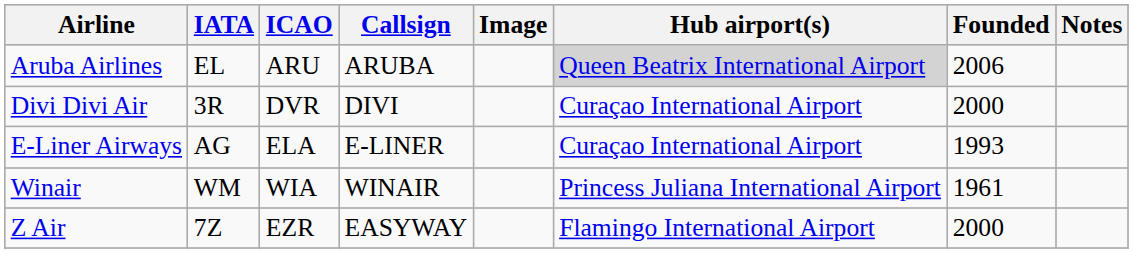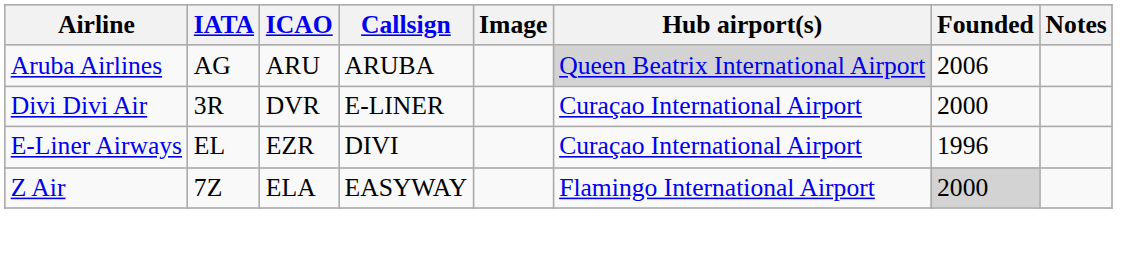(209, 65) EL -> (212, 65) AG
(372, 106) DIVI -> (394, 106) E-LINER
(212, 146) AG -> (209, 146) EL
(291, 146) ELA -> (290, 146) EZR
(394, 146) E-LINER -> (372, 146) DIVI
(978, 146) 1993 -> (963, 146) 1996
- row: (46, 187)
(290, 227) EZR -> (291, 187) ELA
(978, 227) no background -> (963, 187) lightgrey background
